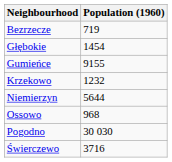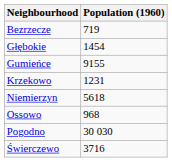(94, 81) 1232 -> (94, 81) 1231
(94, 98) 5644 -> (94, 98) 5618
